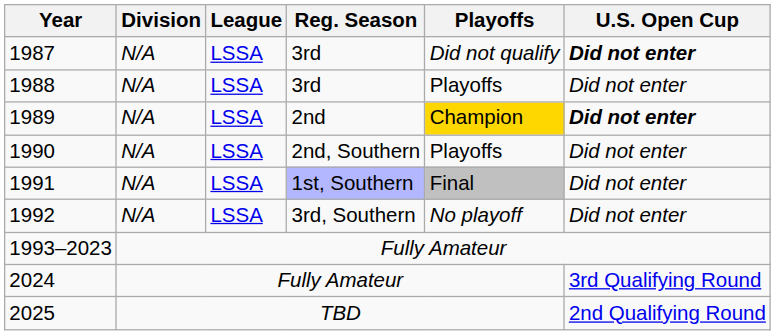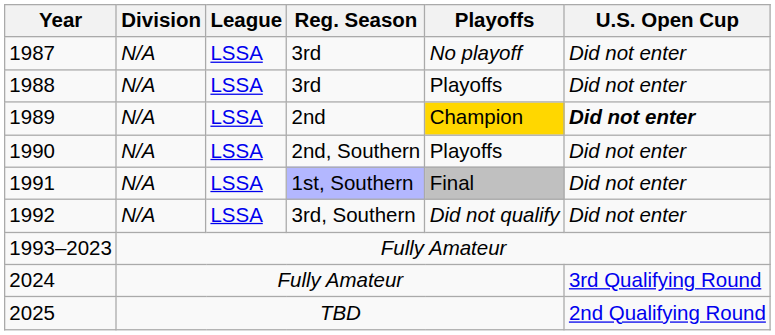(495, 53) Did not qualify -> (476, 53) No playoff
(632, 53) bold -> (628, 53) normal
(476, 215) No playoff -> (495, 215) Did not qualify
